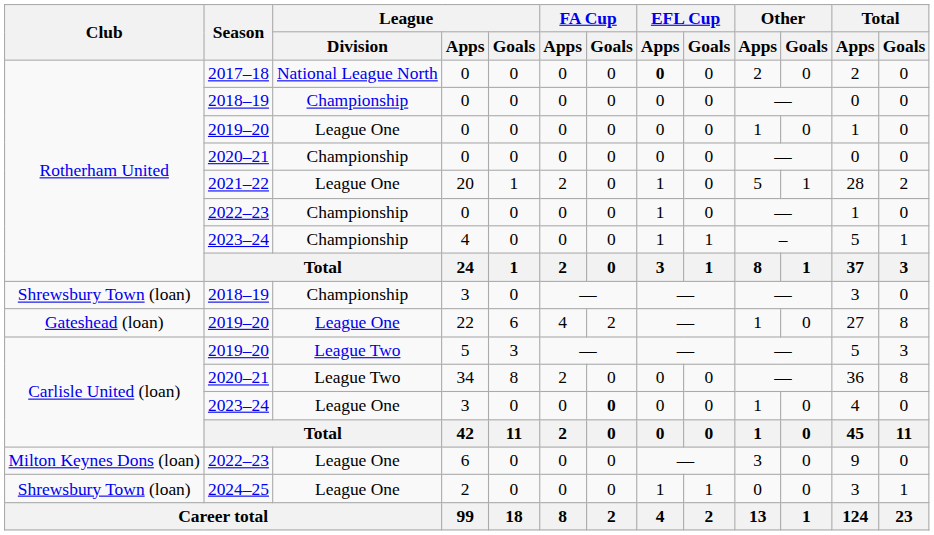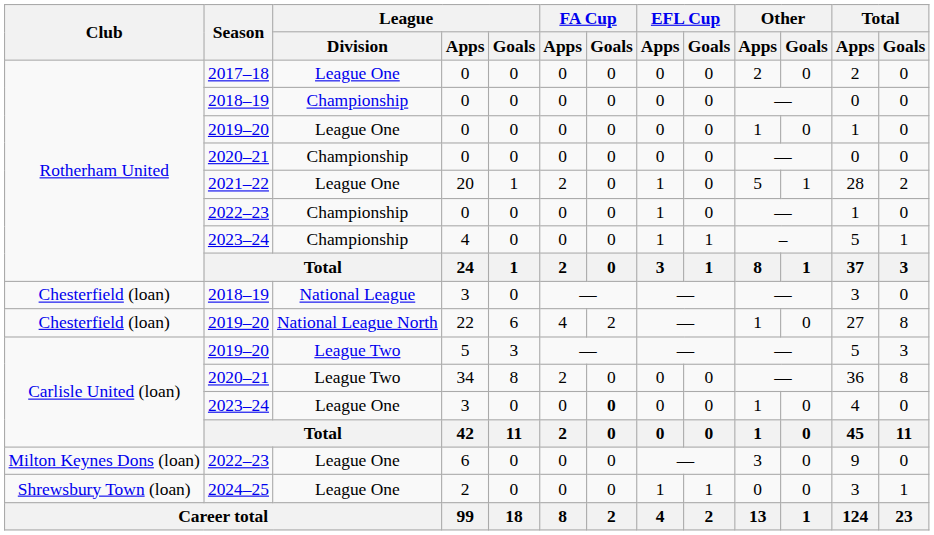(357, 73) National League North -> (357, 73) League One
(660, 73) bold -> (660, 73) normal
(104, 294) Shrewsbury Town (loan) -> (104, 294) Chesterfield (loan)
(357, 294) Championship -> (357, 294) National League
(104, 322) Gateshead (loan) -> (104, 322) Chesterfield (loan)
(357, 322) League One -> (357, 322) National League North
